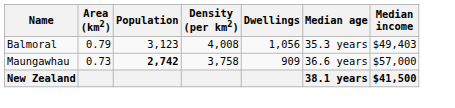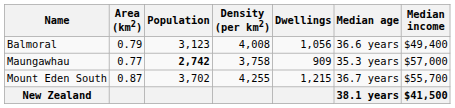(336, 44) 35.3 years -> (368, 44) 36.6 years
(395, 44) $49,403 -> (426, 44) $49,400
(98, 61) 0.73 -> (130, 61) 0.77
(336, 61) 36.6 years -> (368, 61) 35.3 years
+ row: (57, 78)
